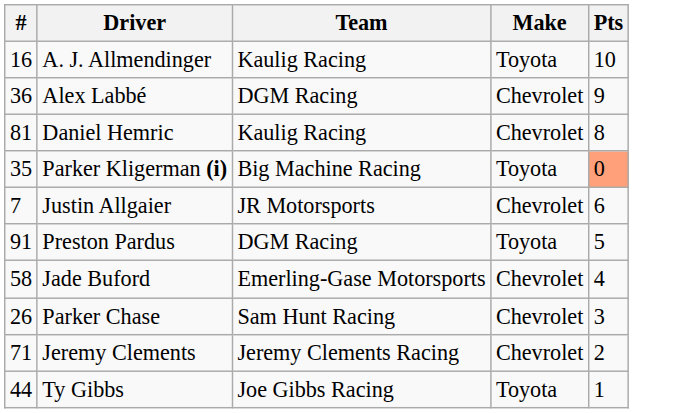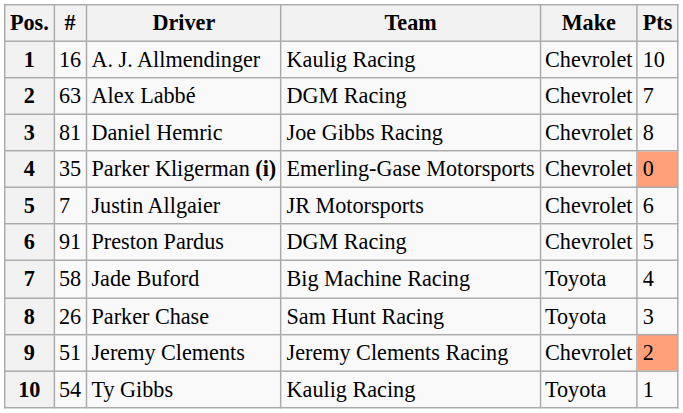+ column: (29, 22)
(527, 59) Toyota -> (589, 59) Chevrolet
(21, 96) 36 -> (70, 96) 63
(599, 96) 9 -> (648, 96) 7
(302, 132) Kaulig Racing -> (365, 132) Joe Gibbs Racing
(329, 169) Big Machine Racing -> (411, 169) Emerling-Gase Motorsports
(527, 169) Toyota -> (589, 169) Chevrolet
(527, 242) Toyota -> (589, 242) Chevrolet
(362, 279) Emerling-Gase Motorsports -> (378, 279) Big Machine Racing
(540, 279) Chevrolet -> (576, 279) Toyota
(540, 315) Chevrolet -> (576, 315) Toyota
(21, 352) 71 -> (70, 352) 51
(599, 352) no background -> (648, 352) lightsalmon background
(21, 388) 44 -> (70, 388) 54
(316, 388) Joe Gibbs Racing -> (351, 388) Kaulig Racing
